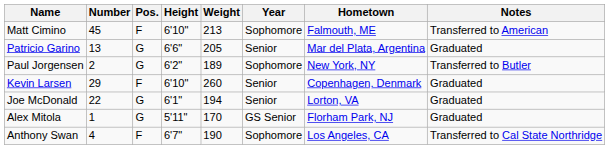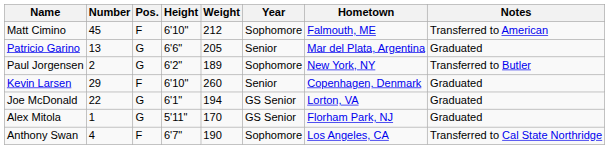(213, 30) 213 -> (213, 30) 212
(261, 100) Senior -> (270, 100) GS Senior
